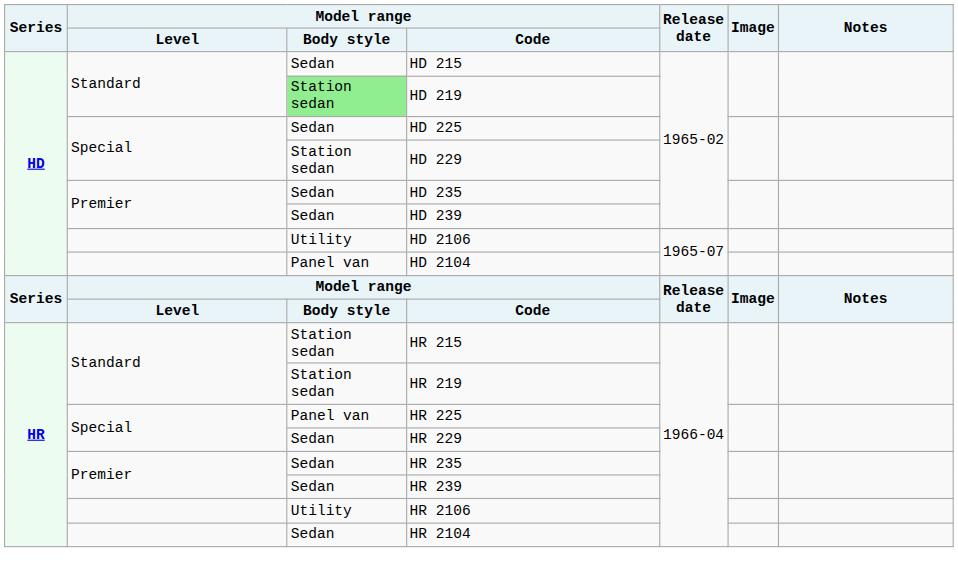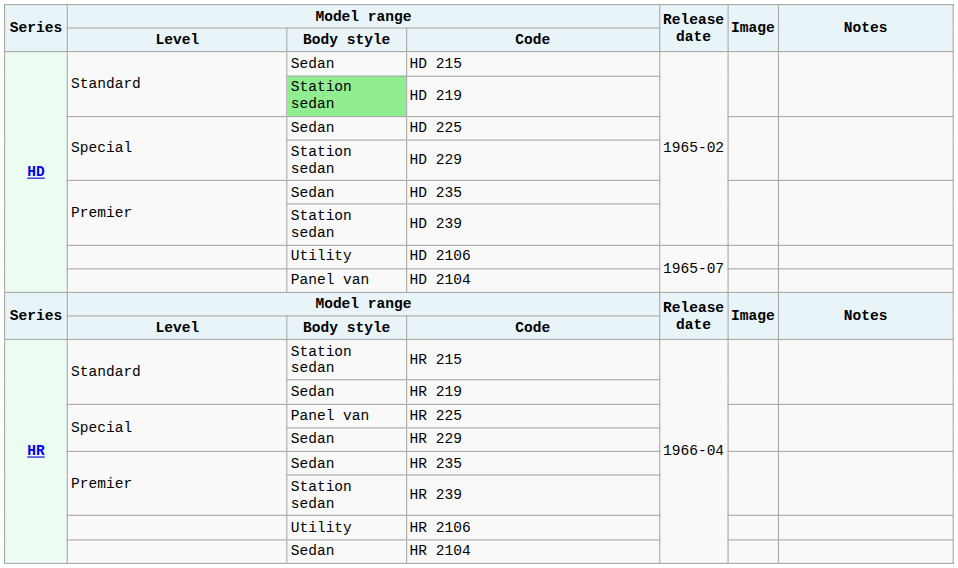(313, 216) Sedan -> (321, 225) Station sedan
(321, 384) Station sedan -> (313, 392) Sedan
(313, 487) Sedan -> (321, 495) Station sedan
